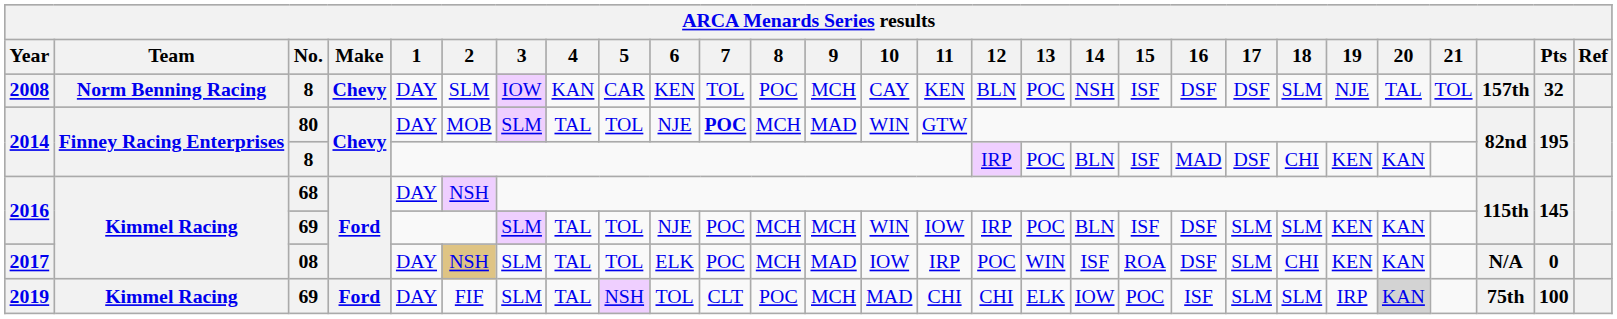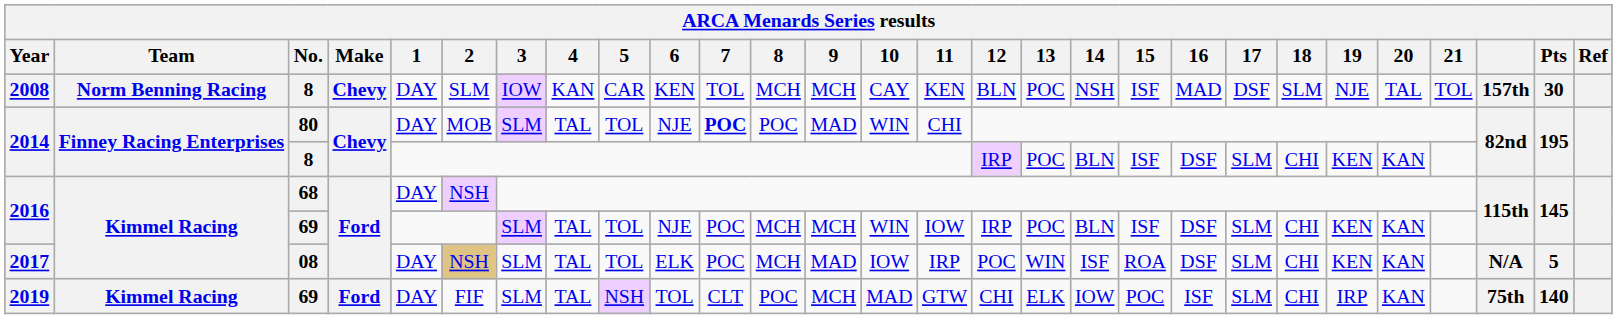(778, 90) POC -> (778, 90) MCH
(1199, 90) DSF -> (1199, 90) MAD
(1554, 90) 32 -> (1554, 90) 30
(778, 124) MCH -> (778, 124) POC
(945, 124) GTW -> (945, 124) CHI
(1199, 158) MAD -> (1199, 158) DSF
(1252, 158) DSF -> (1252, 158) SLM
(1302, 227) SLM -> (1302, 227) CHI
(1554, 261) 0 -> (1554, 261) 5
(945, 295) CHI -> (945, 295) GTW
(1302, 295) SLM -> (1302, 295) CHI
(1403, 295) lightgrey background -> (1403, 295) no background
(1554, 295) 100 -> (1554, 295) 140
